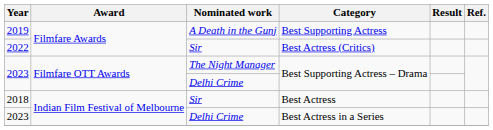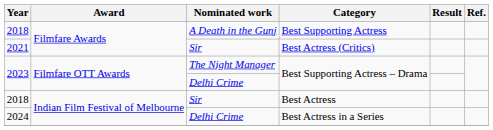(18, 30) 2019 -> (18, 30) 2018
(18, 47) 2022 -> (18, 47) 2021
(18, 116) 2023 -> (18, 116) 2024
